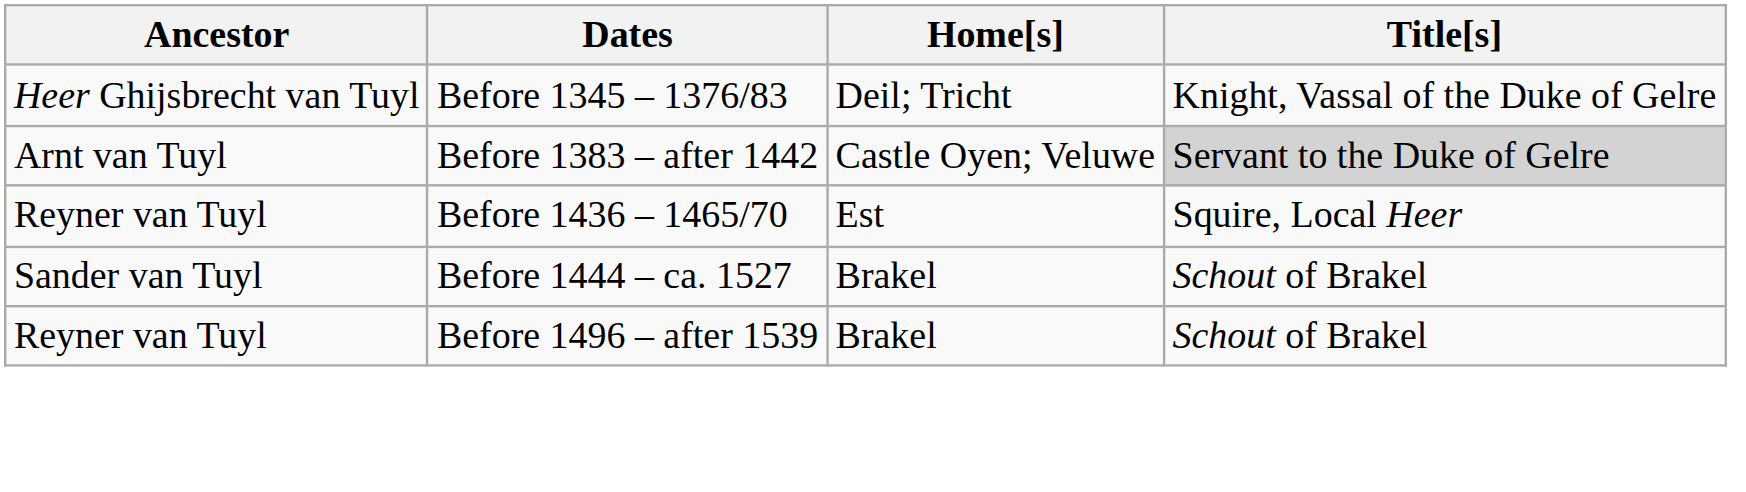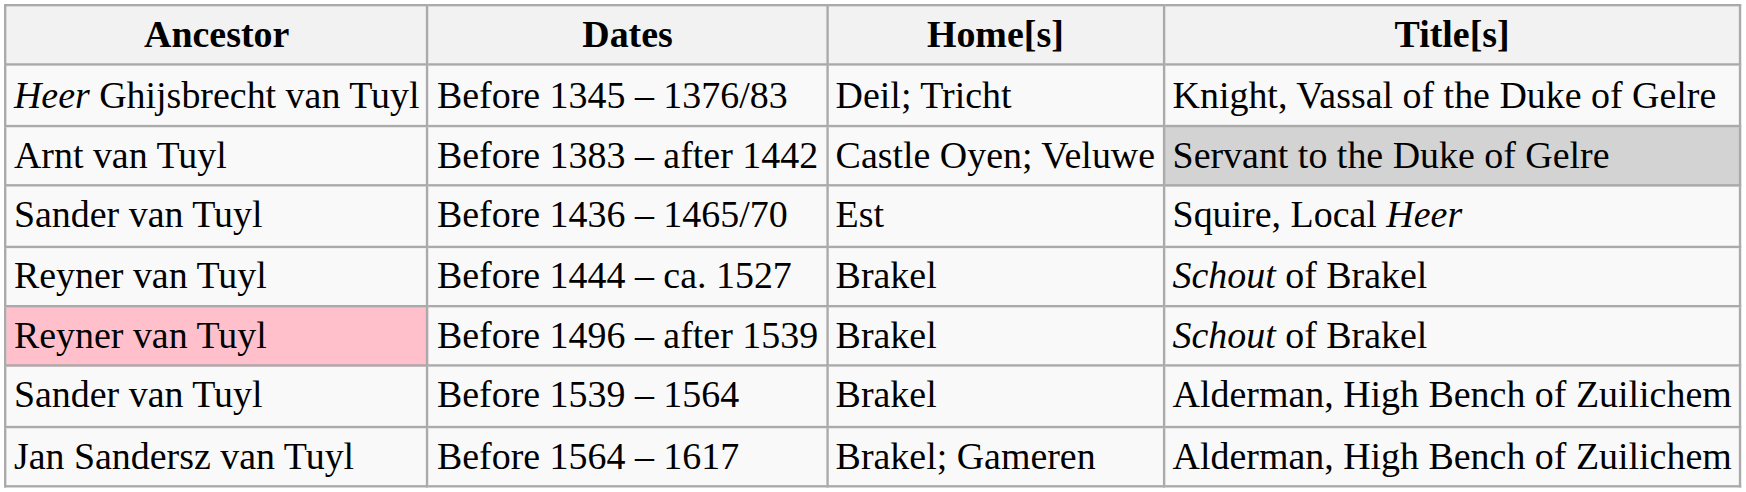(140, 214) Reyner van Tuyl -> (138, 214) Sander van Tuyl
(138, 275) Sander van Tuyl -> (140, 275) Reyner van Tuyl
(140, 335) no background -> (140, 335) pink background
+ row: (588, 395)
+ row: (588, 455)
